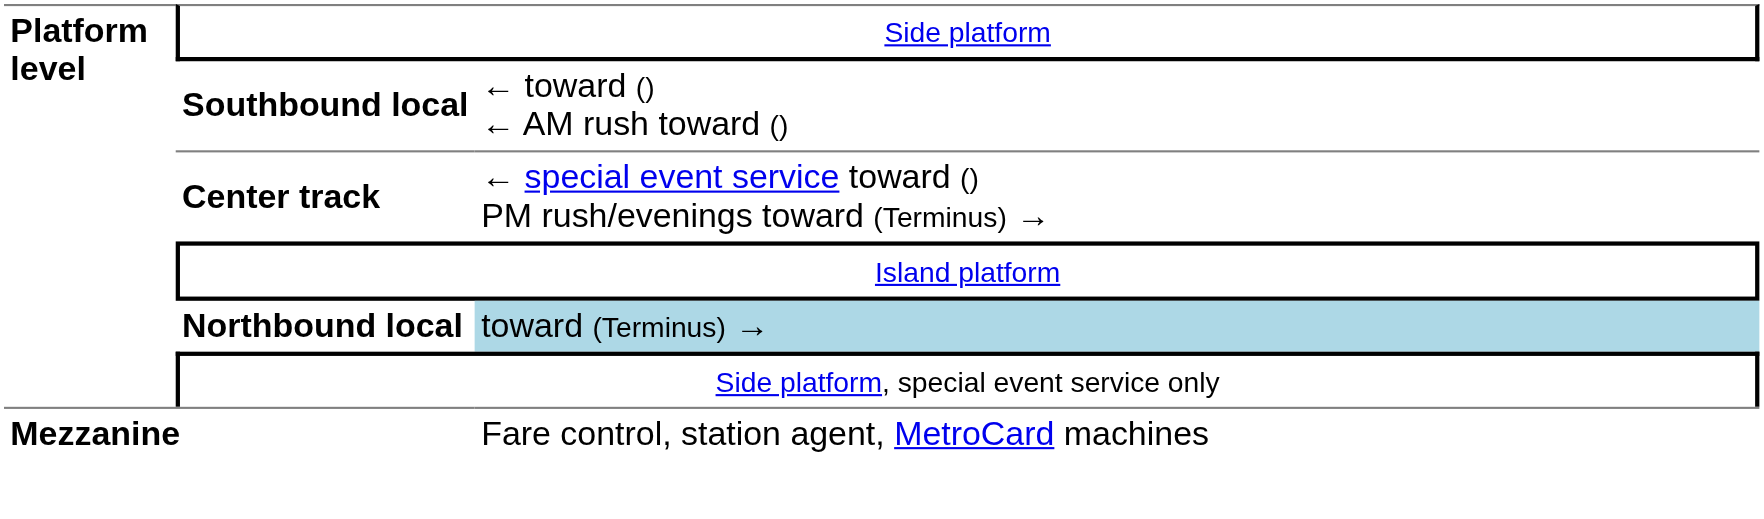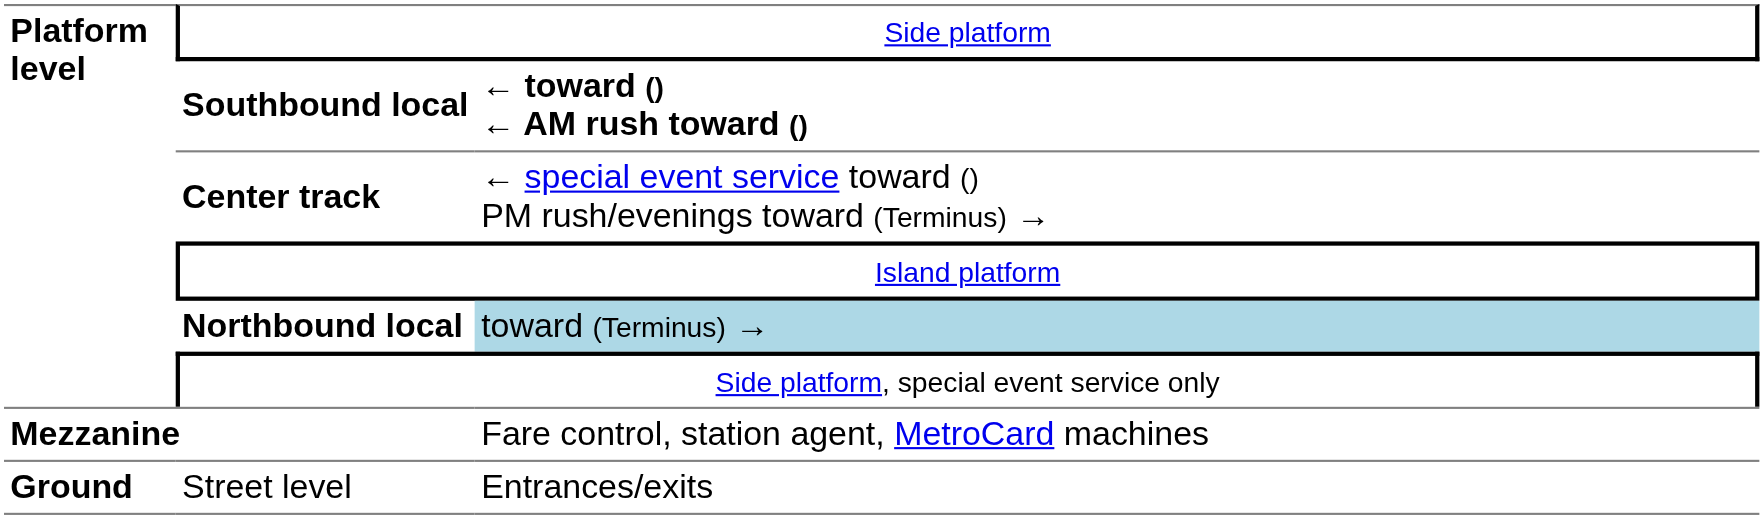(635, 105) normal -> (645, 105) bold
+ row: (267, 486)
